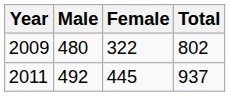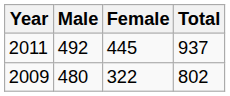rows swapped: (29, 47) <-> (28, 76)
